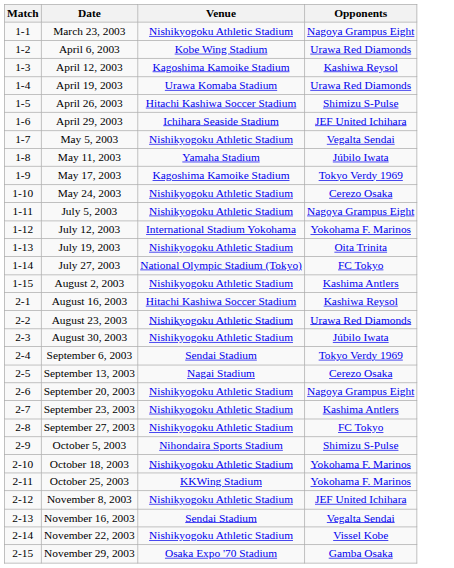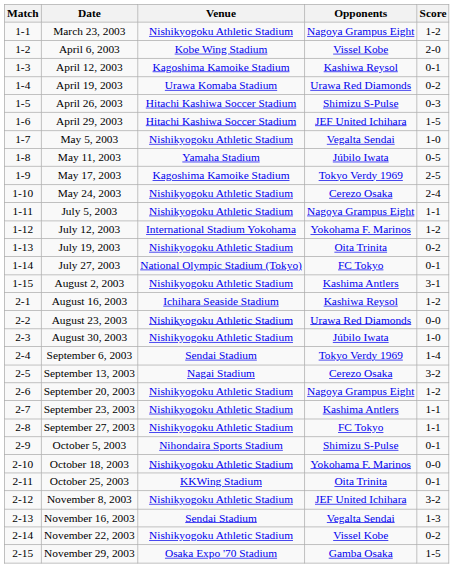+ column: (433, 13)
(361, 49) Urawa Red Diamonds -> (361, 49) Vissel Kobe
(221, 121) Ichihara Seaside Stadium -> (221, 121) Hitachi Kashiwa Soccer Stadium
(221, 301) Hitachi Kashiwa Soccer Stadium -> (221, 301) Ichihara Seaside Stadium
(361, 481) Yokohama F. Marinos -> (361, 481) Oita Trinita
